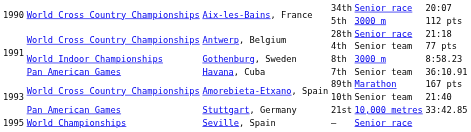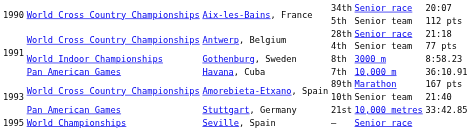(370, 21) 3000 m -> (383, 21) Senior team
(383, 72) Senior team -> (376, 72) 10,000 m
